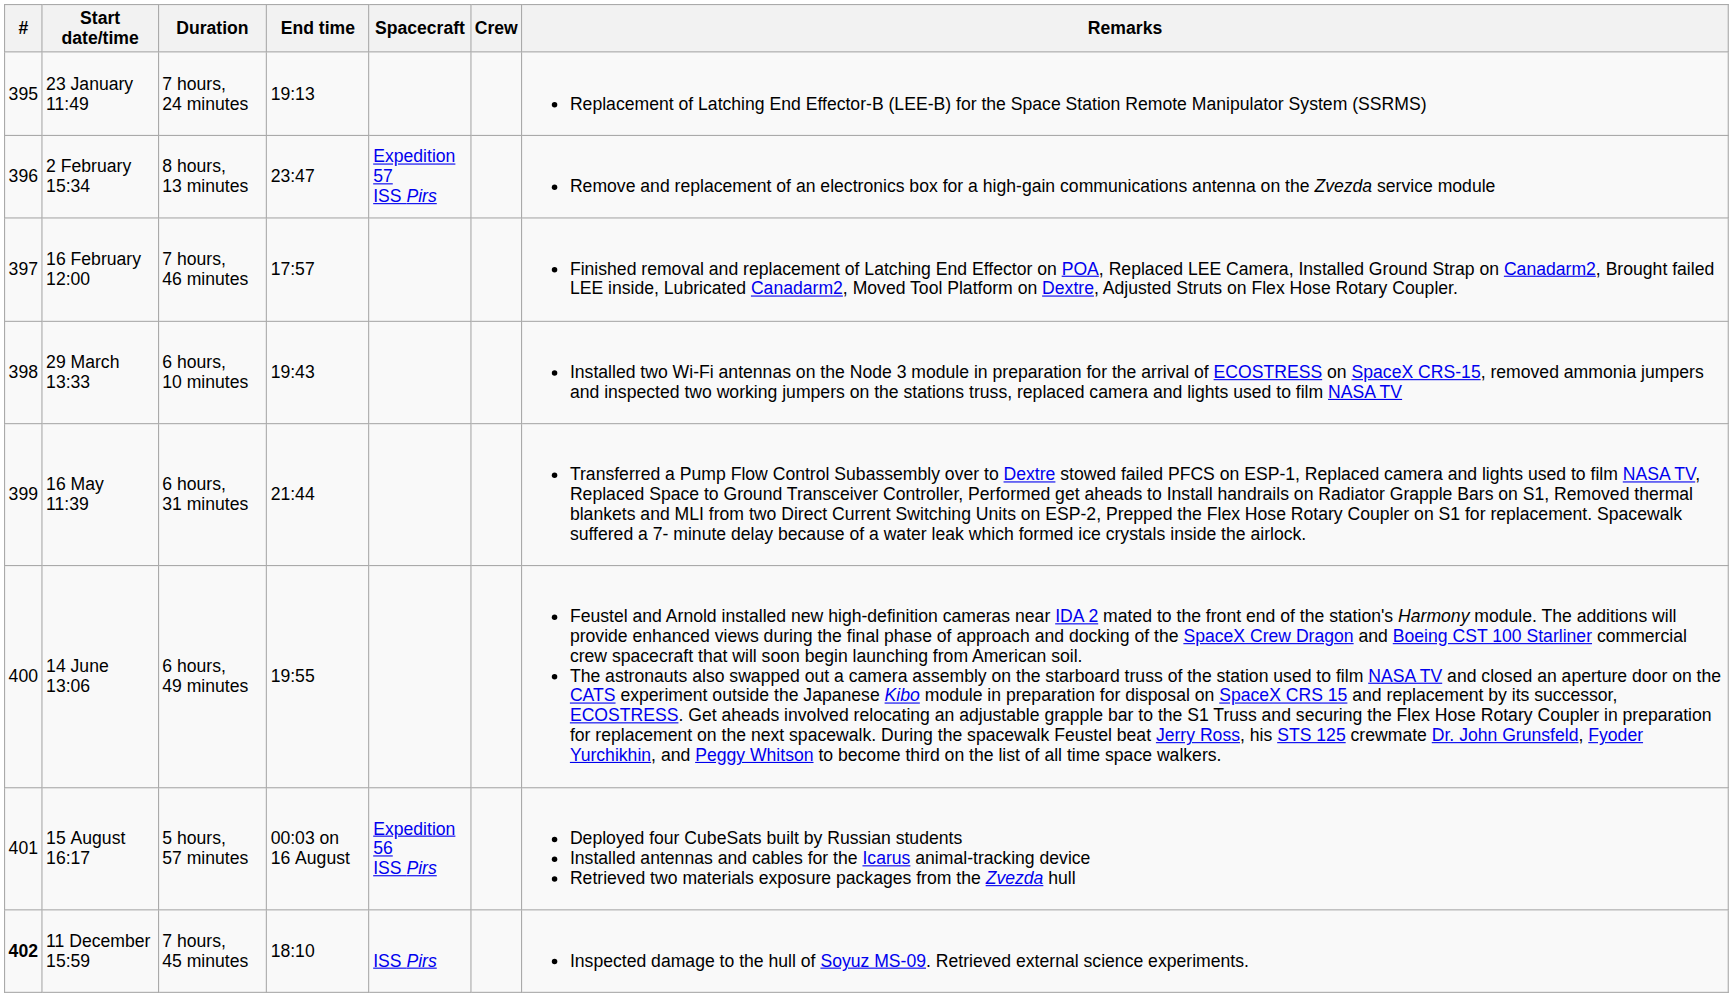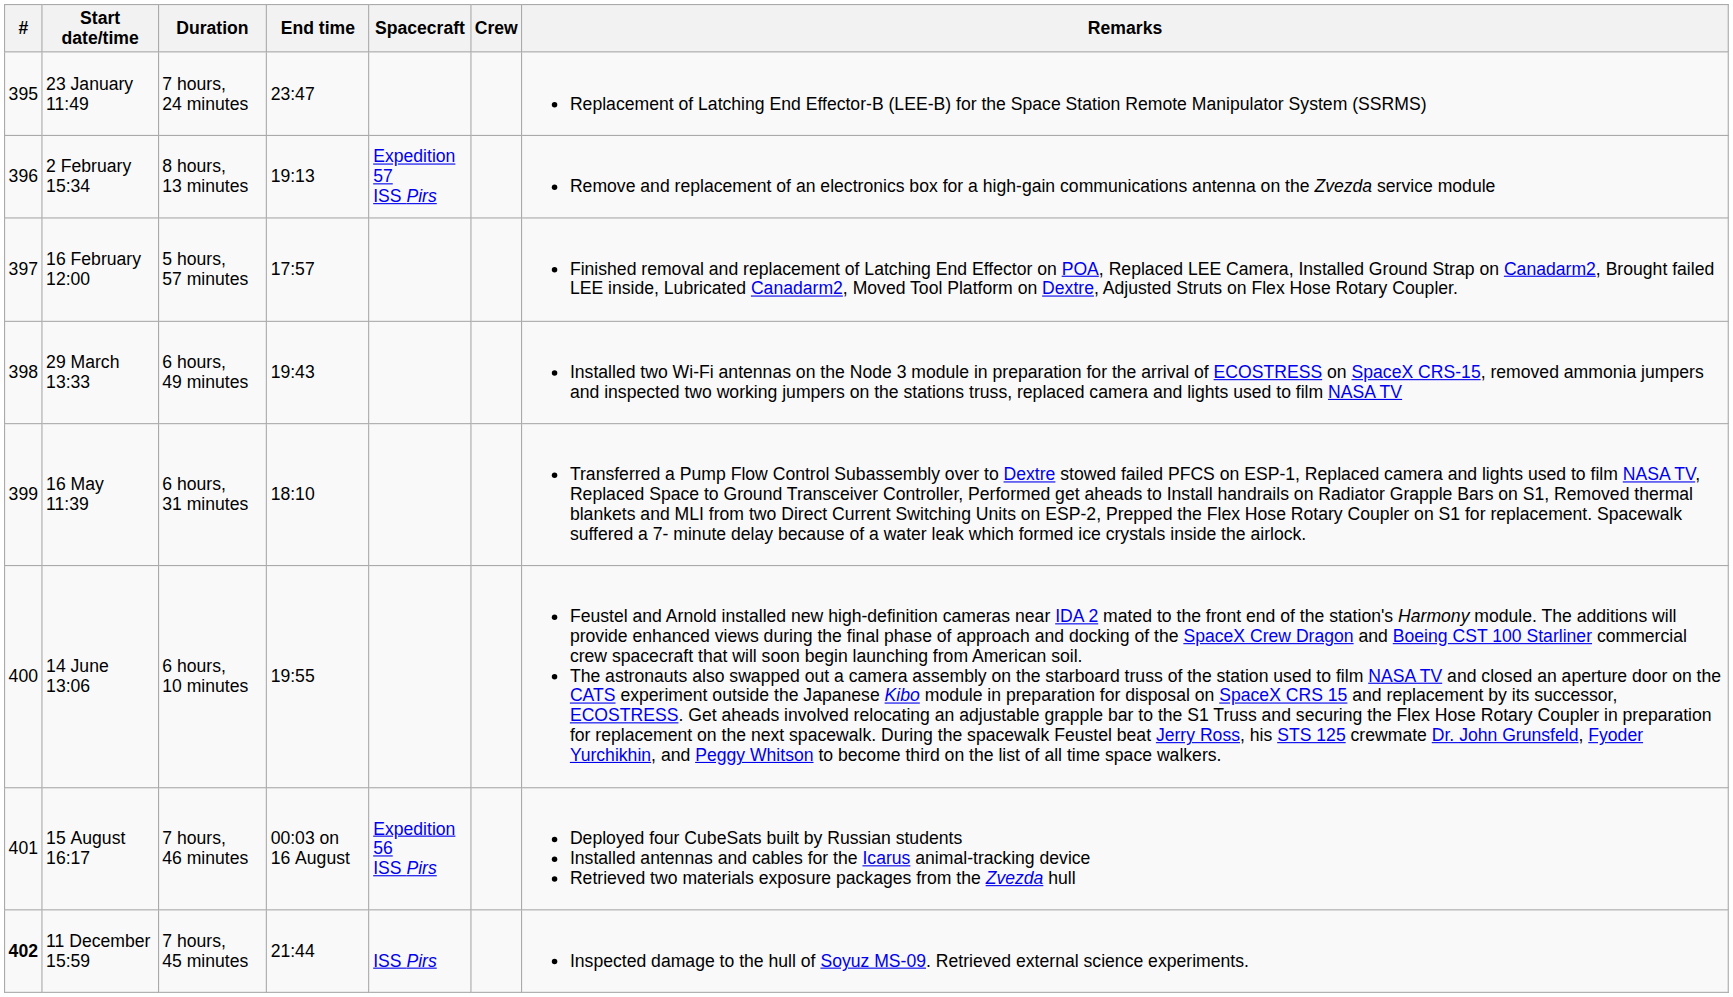(293, 93) 19:13 -> (293, 93) 23:47
(293, 176) 23:47 -> (293, 176) 19:13
(205, 269) 7 hours, 46 minutes -> (205, 269) 5 hours, 57 minutes
(205, 372) 6 hours, 10 minutes -> (205, 372) 6 hours, 49 minutes
(293, 494) 21:44 -> (293, 494) 18:10
(205, 676) 6 hours, 49 minutes -> (205, 676) 6 hours, 10 minutes
(205, 848) 5 hours, 57 minutes -> (205, 848) 7 hours, 46 minutes
(293, 951) 18:10 -> (293, 951) 21:44
